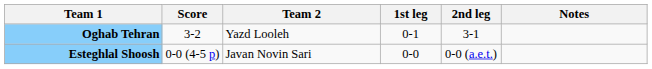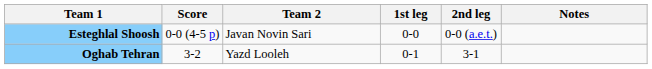rows swapped: (121, 34) <-> (114, 53)
